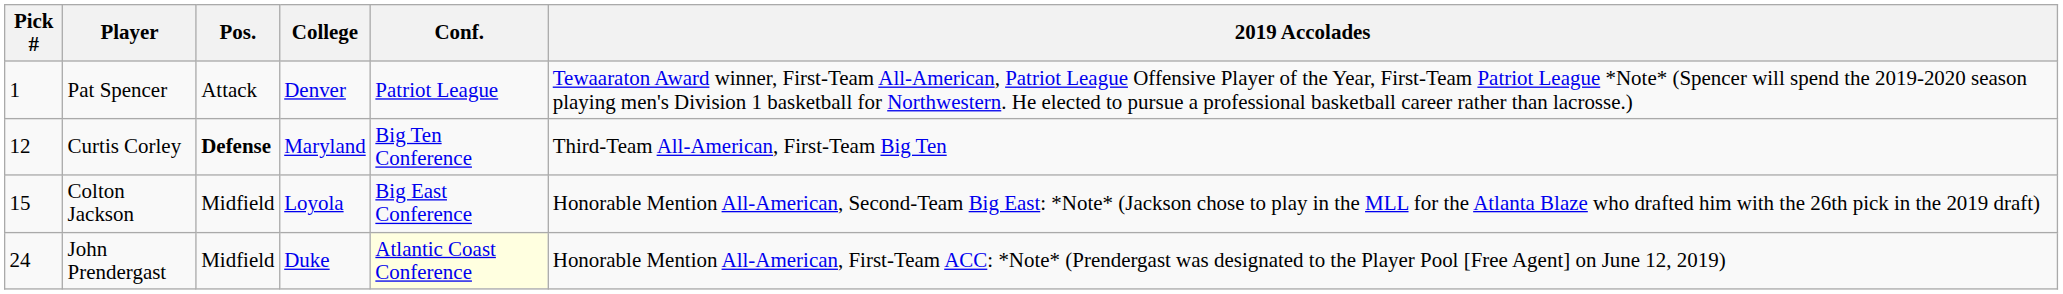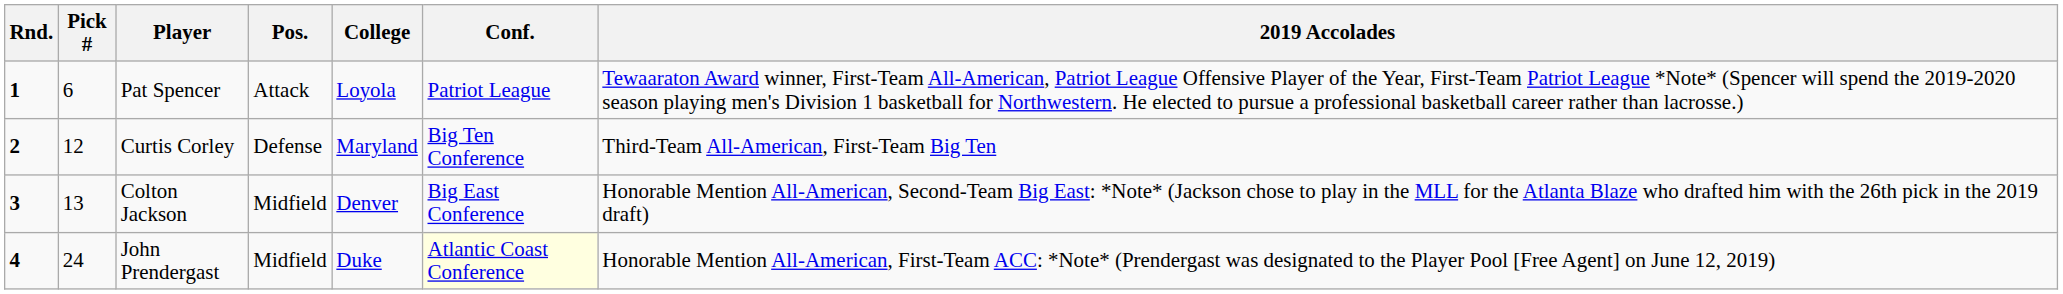+ column: (31, 32)
(15, 89) 1 -> (68, 89) 6
(315, 89) Denver -> (366, 89) Loyola
(236, 146) bold -> (288, 146) normal
(20, 203) 15 -> (73, 203) 13
(314, 203) Loyola -> (367, 203) Denver
